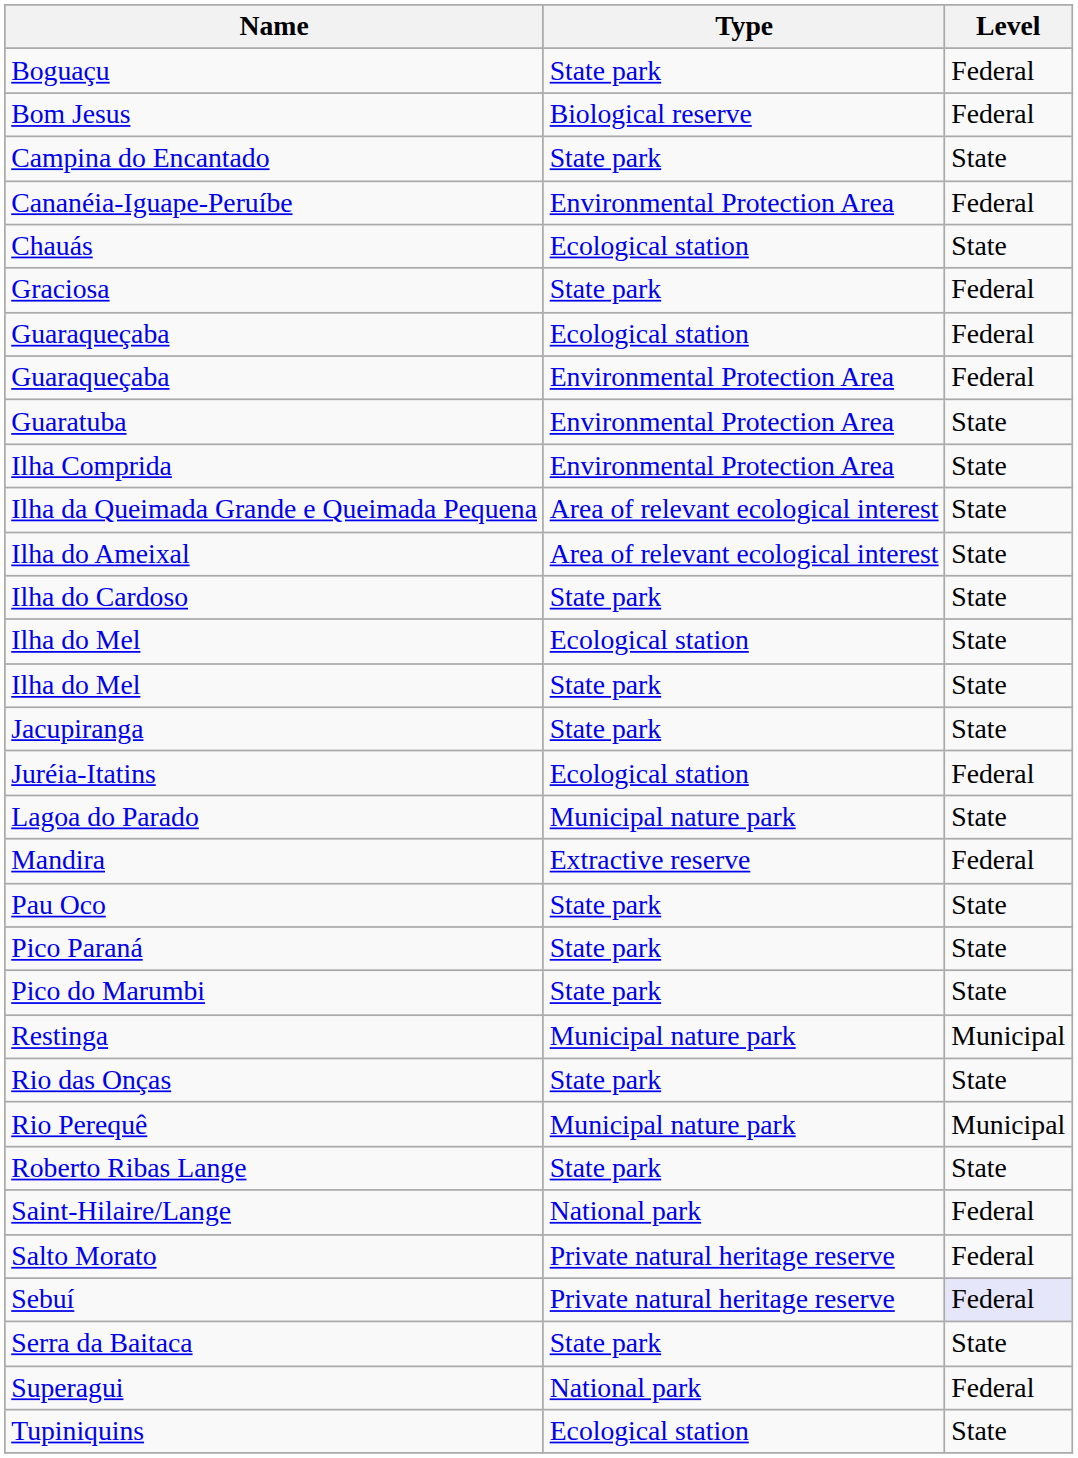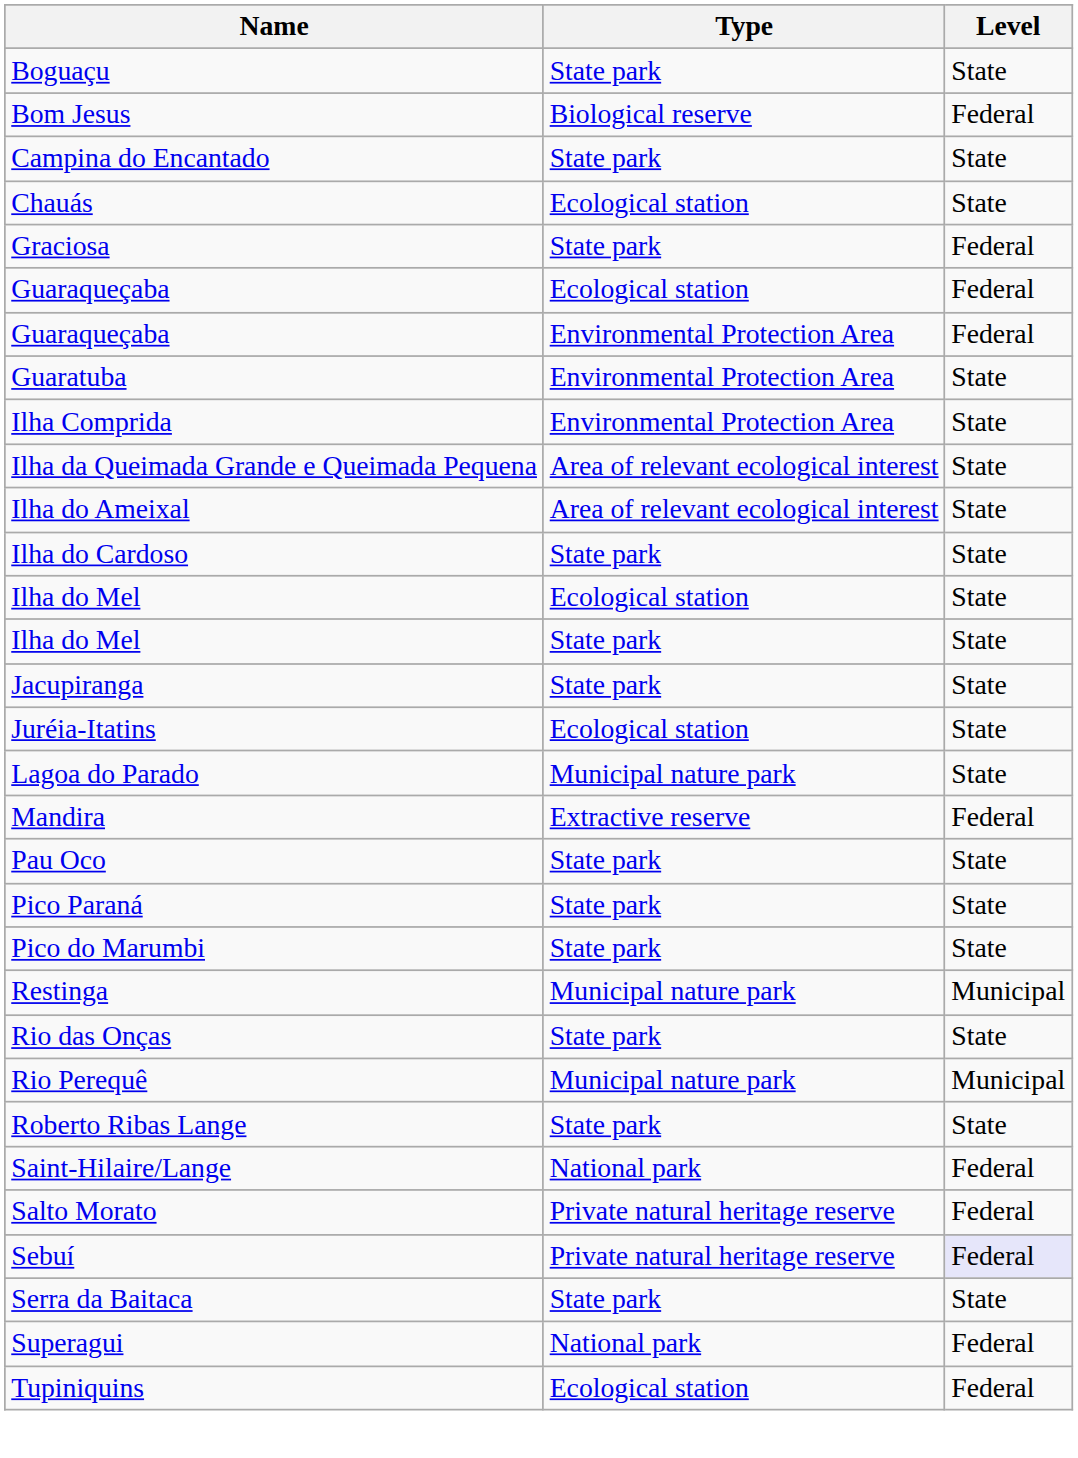(993, 70) Federal -> (979, 70) State
- row: (152, 202)
(993, 772) Federal -> (979, 728) State
(979, 1431) State -> (993, 1387) Federal
